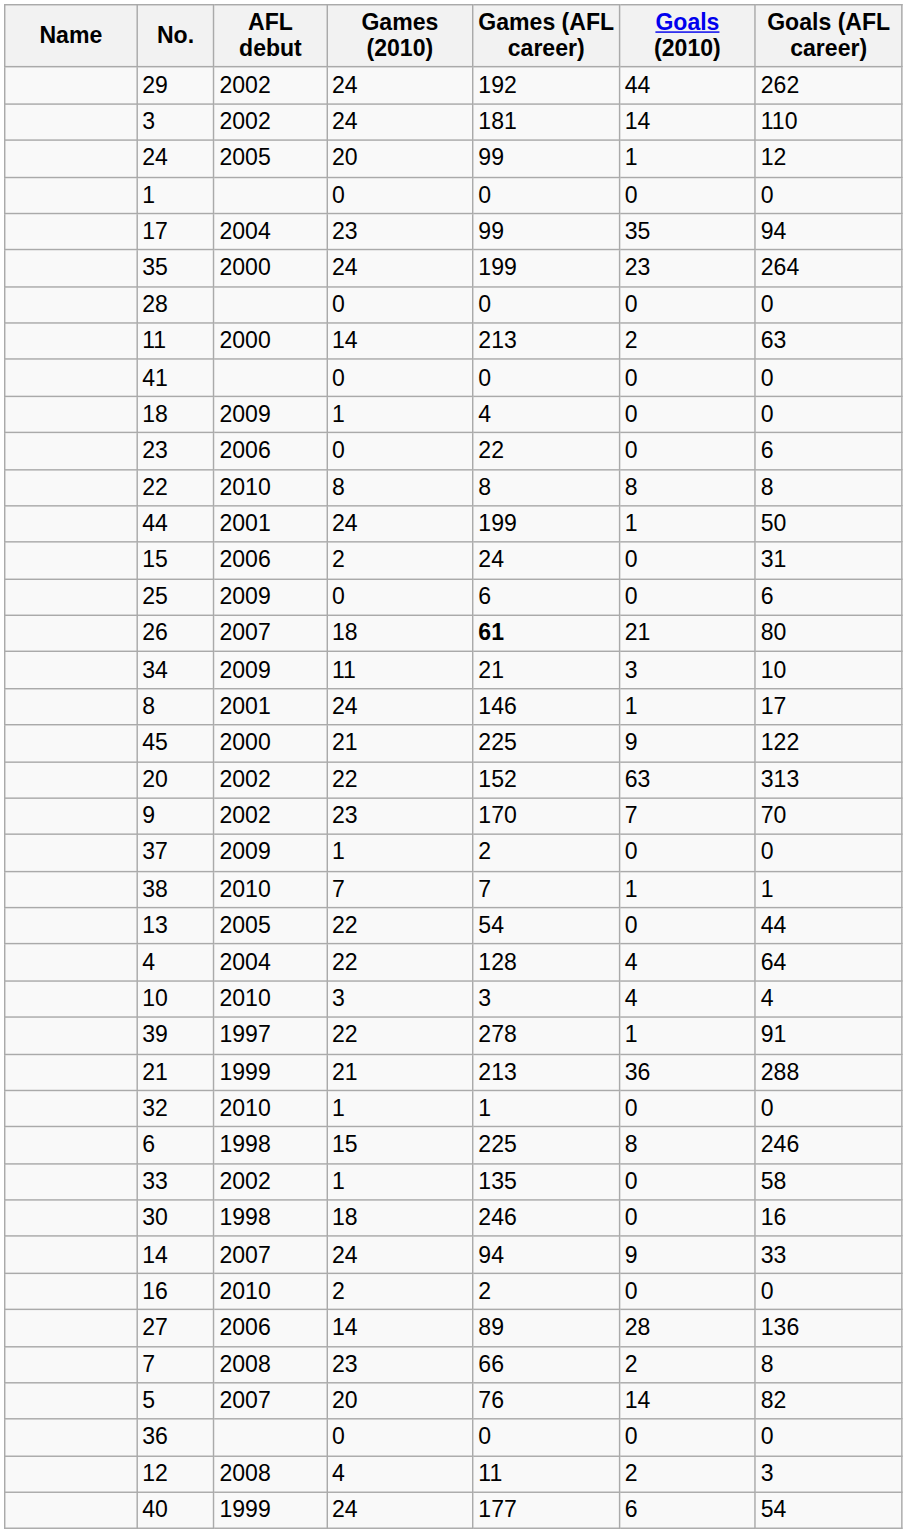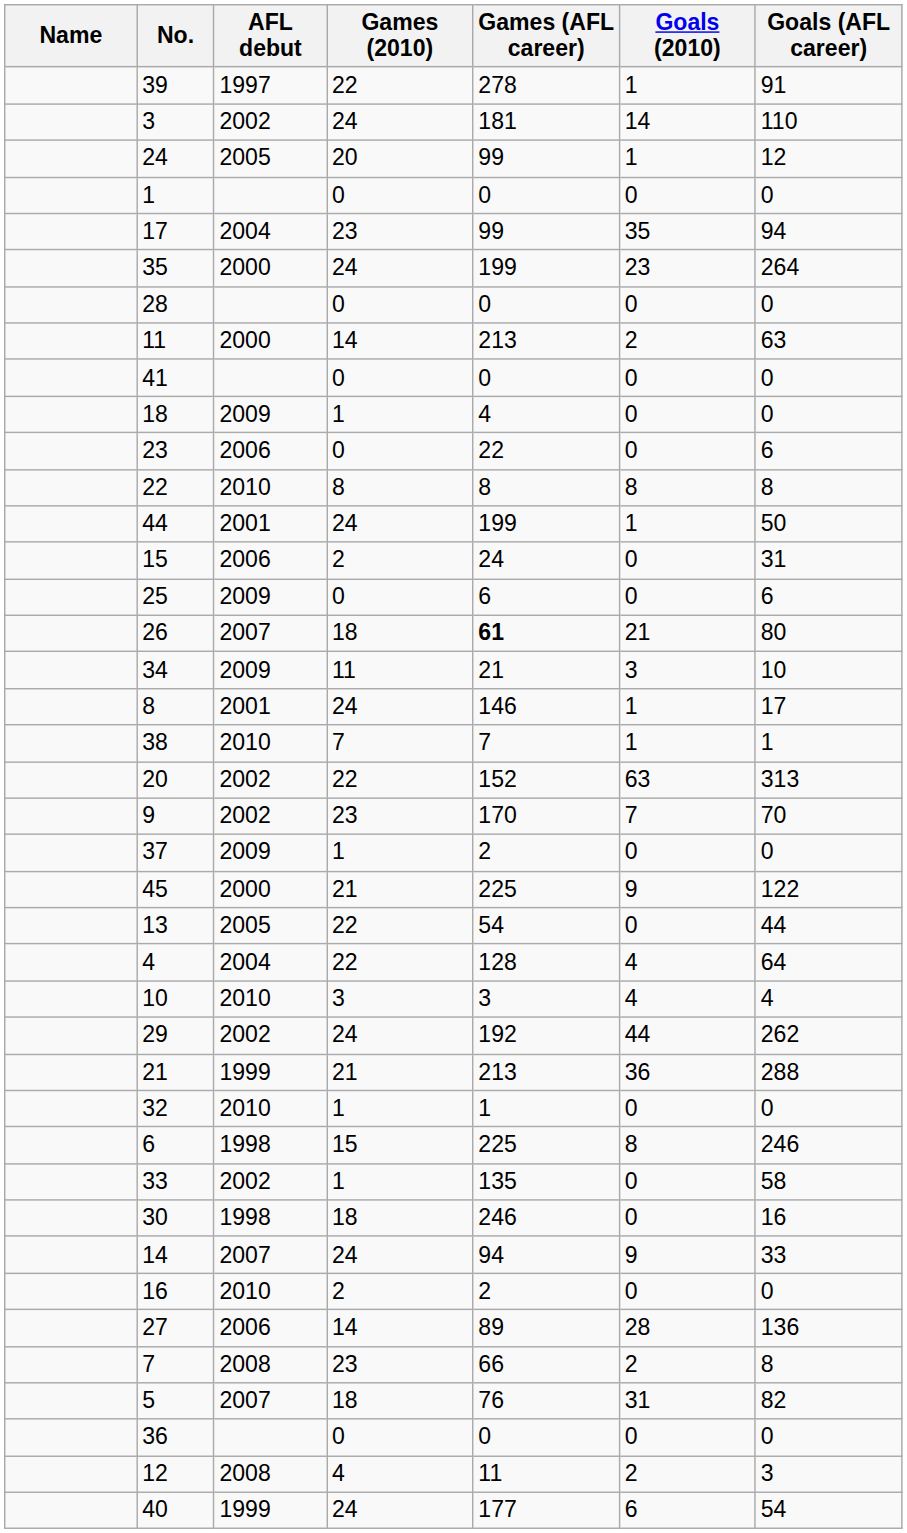rows swapped: (155, 85) <-> (155, 1035)
rows swapped: (155, 889) <-> (155, 742)
(345, 1400) 20 -> (345, 1400) 18
(637, 1400) 14 -> (637, 1400) 31
